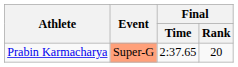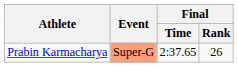(216, 52) 20 -> (216, 52) 26
